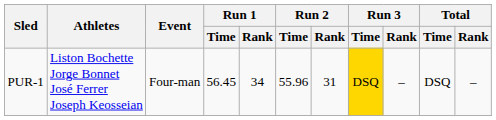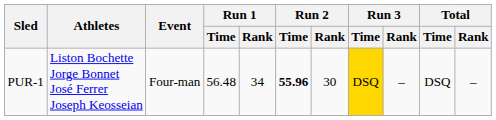(221, 82) 56.45 -> (221, 82) 56.48
(294, 82) normal -> (294, 82) bold
(330, 82) 31 -> (330, 82) 30
